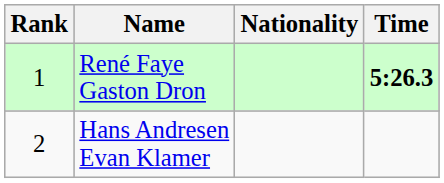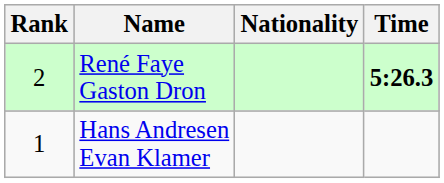(39, 76) 1 -> (39, 76) 2
(39, 143) 2 -> (39, 143) 1
